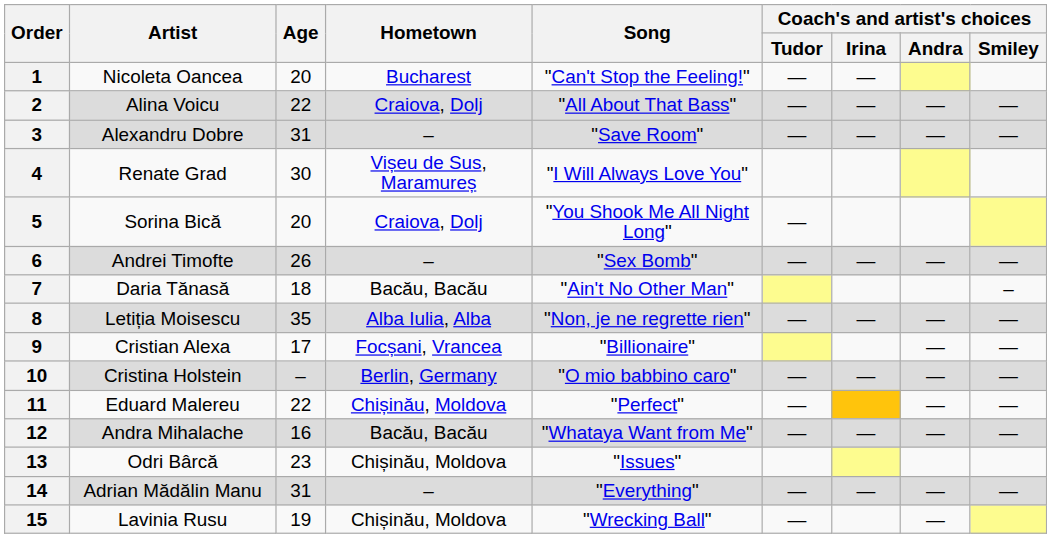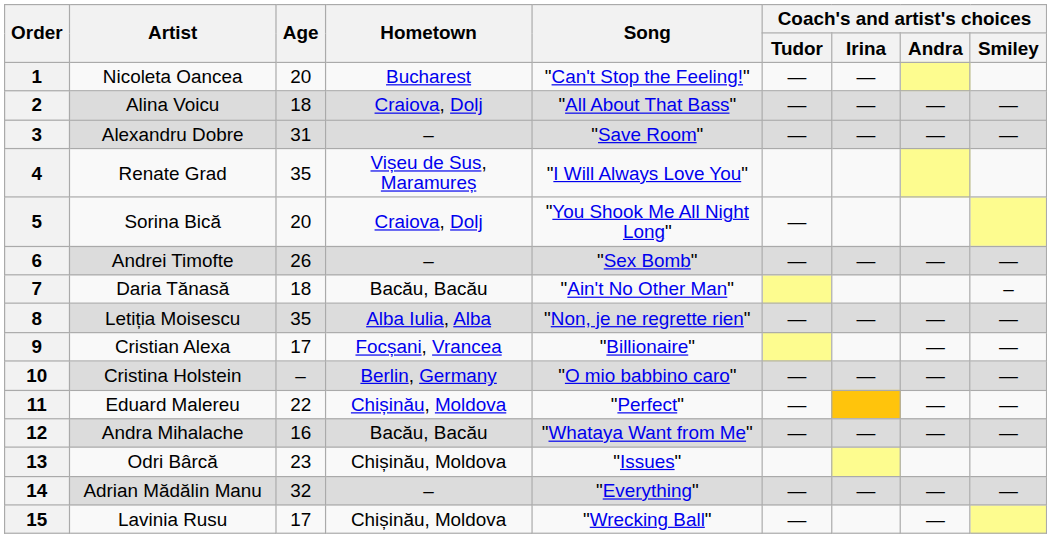(301, 105) 22 -> (301, 105) 18
(301, 173) 30 -> (301, 173) 35
(301, 491) 31 -> (301, 491) 32
(301, 519) 19 -> (301, 519) 17
